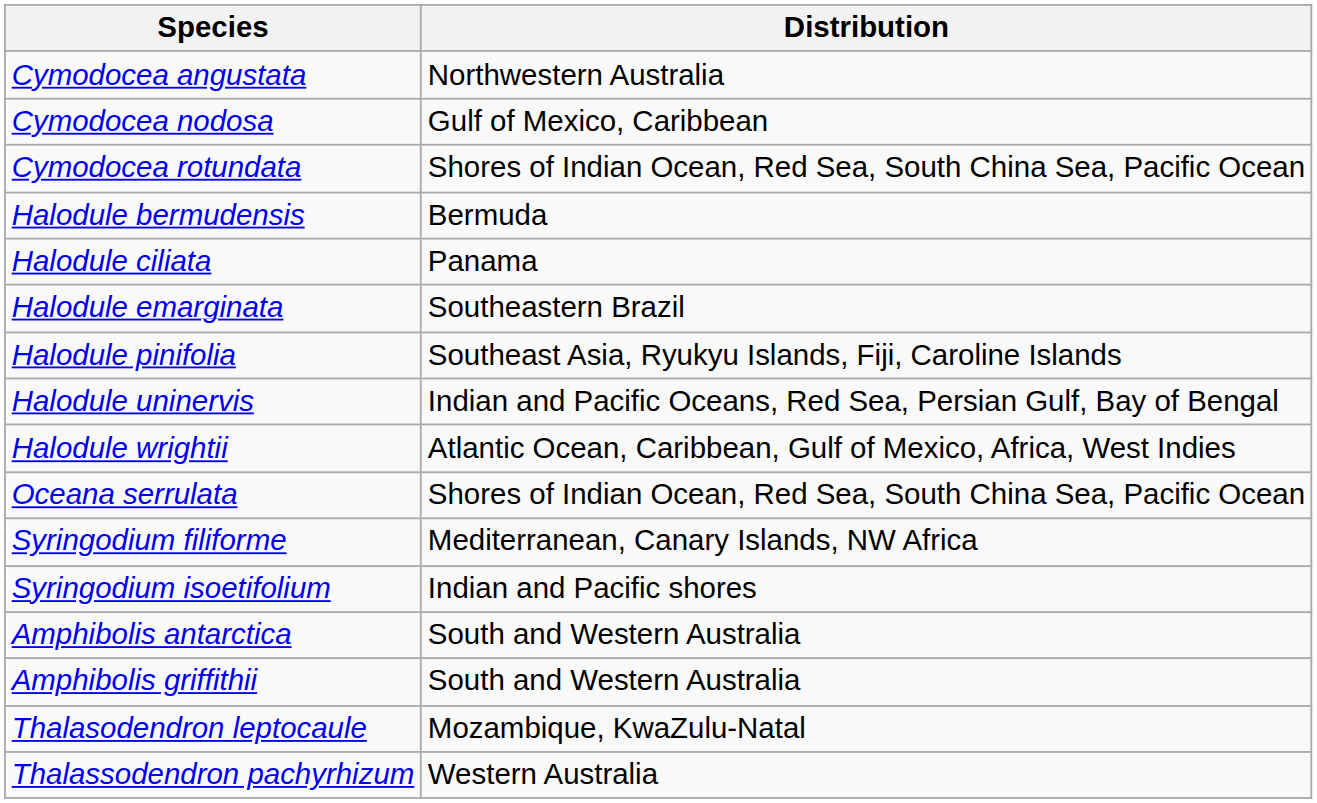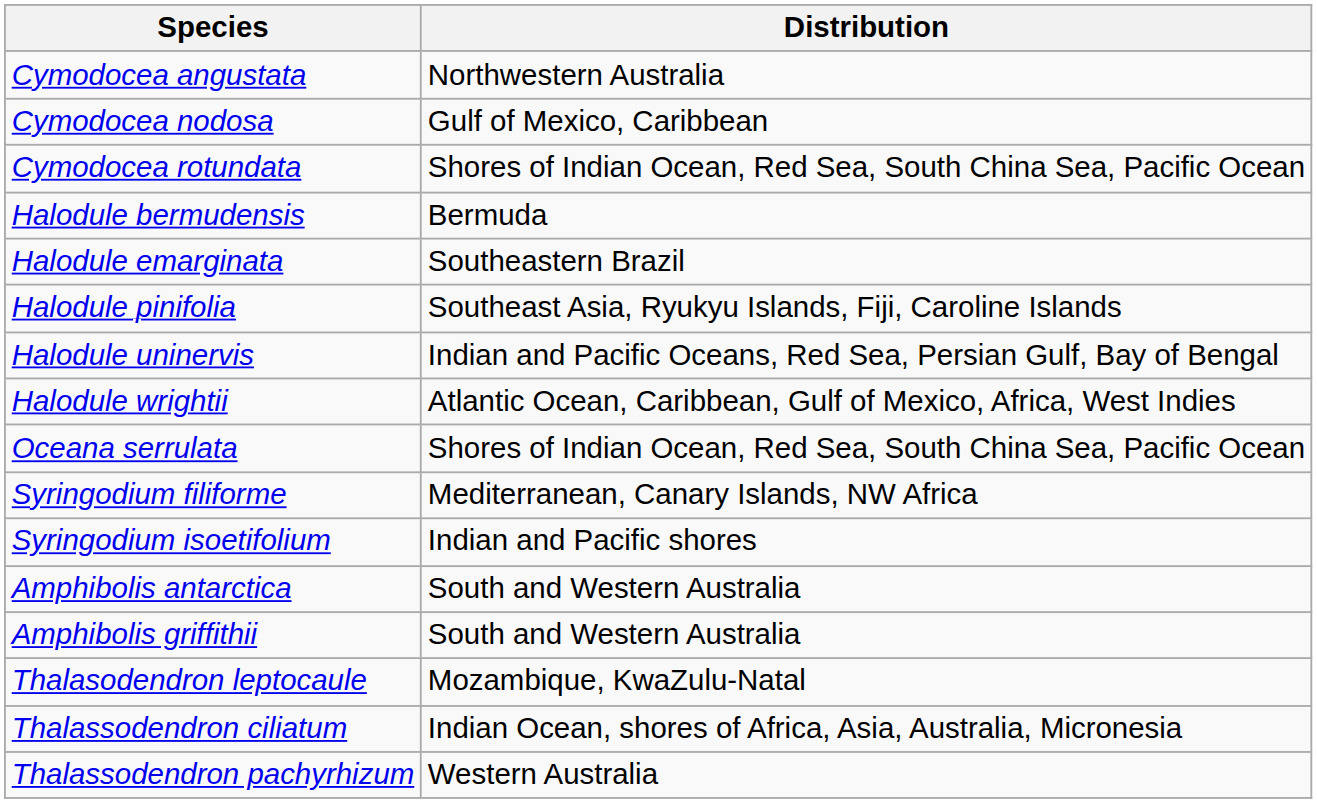- row: (112, 261)
+ row: (179, 728)
